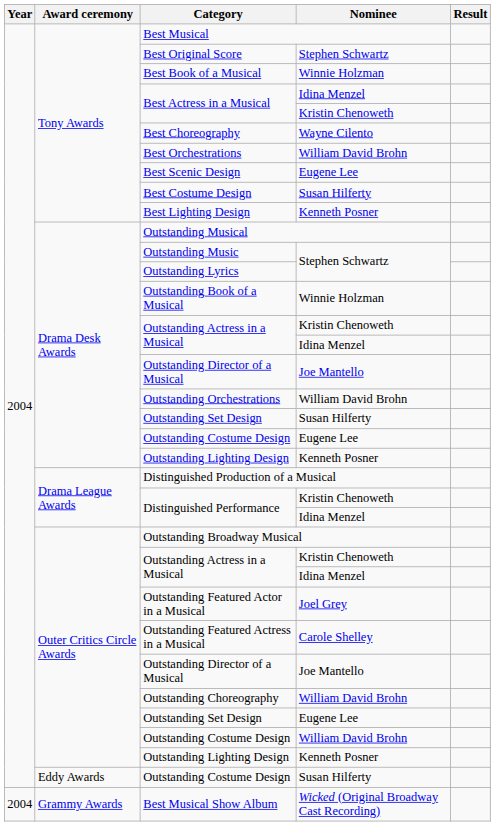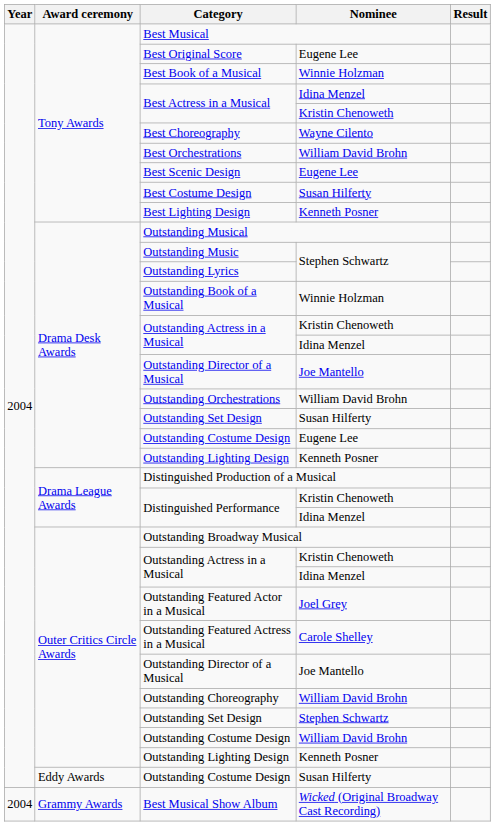(344, 53) Stephen Schwartz -> (328, 53) Eugene Lee
(328, 717) Eugene Lee -> (344, 717) Stephen Schwartz
